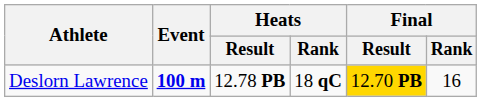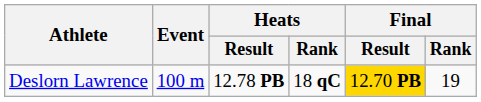(181, 80) bold -> (180, 80) normal
(452, 80) 16 -> (451, 80) 19
